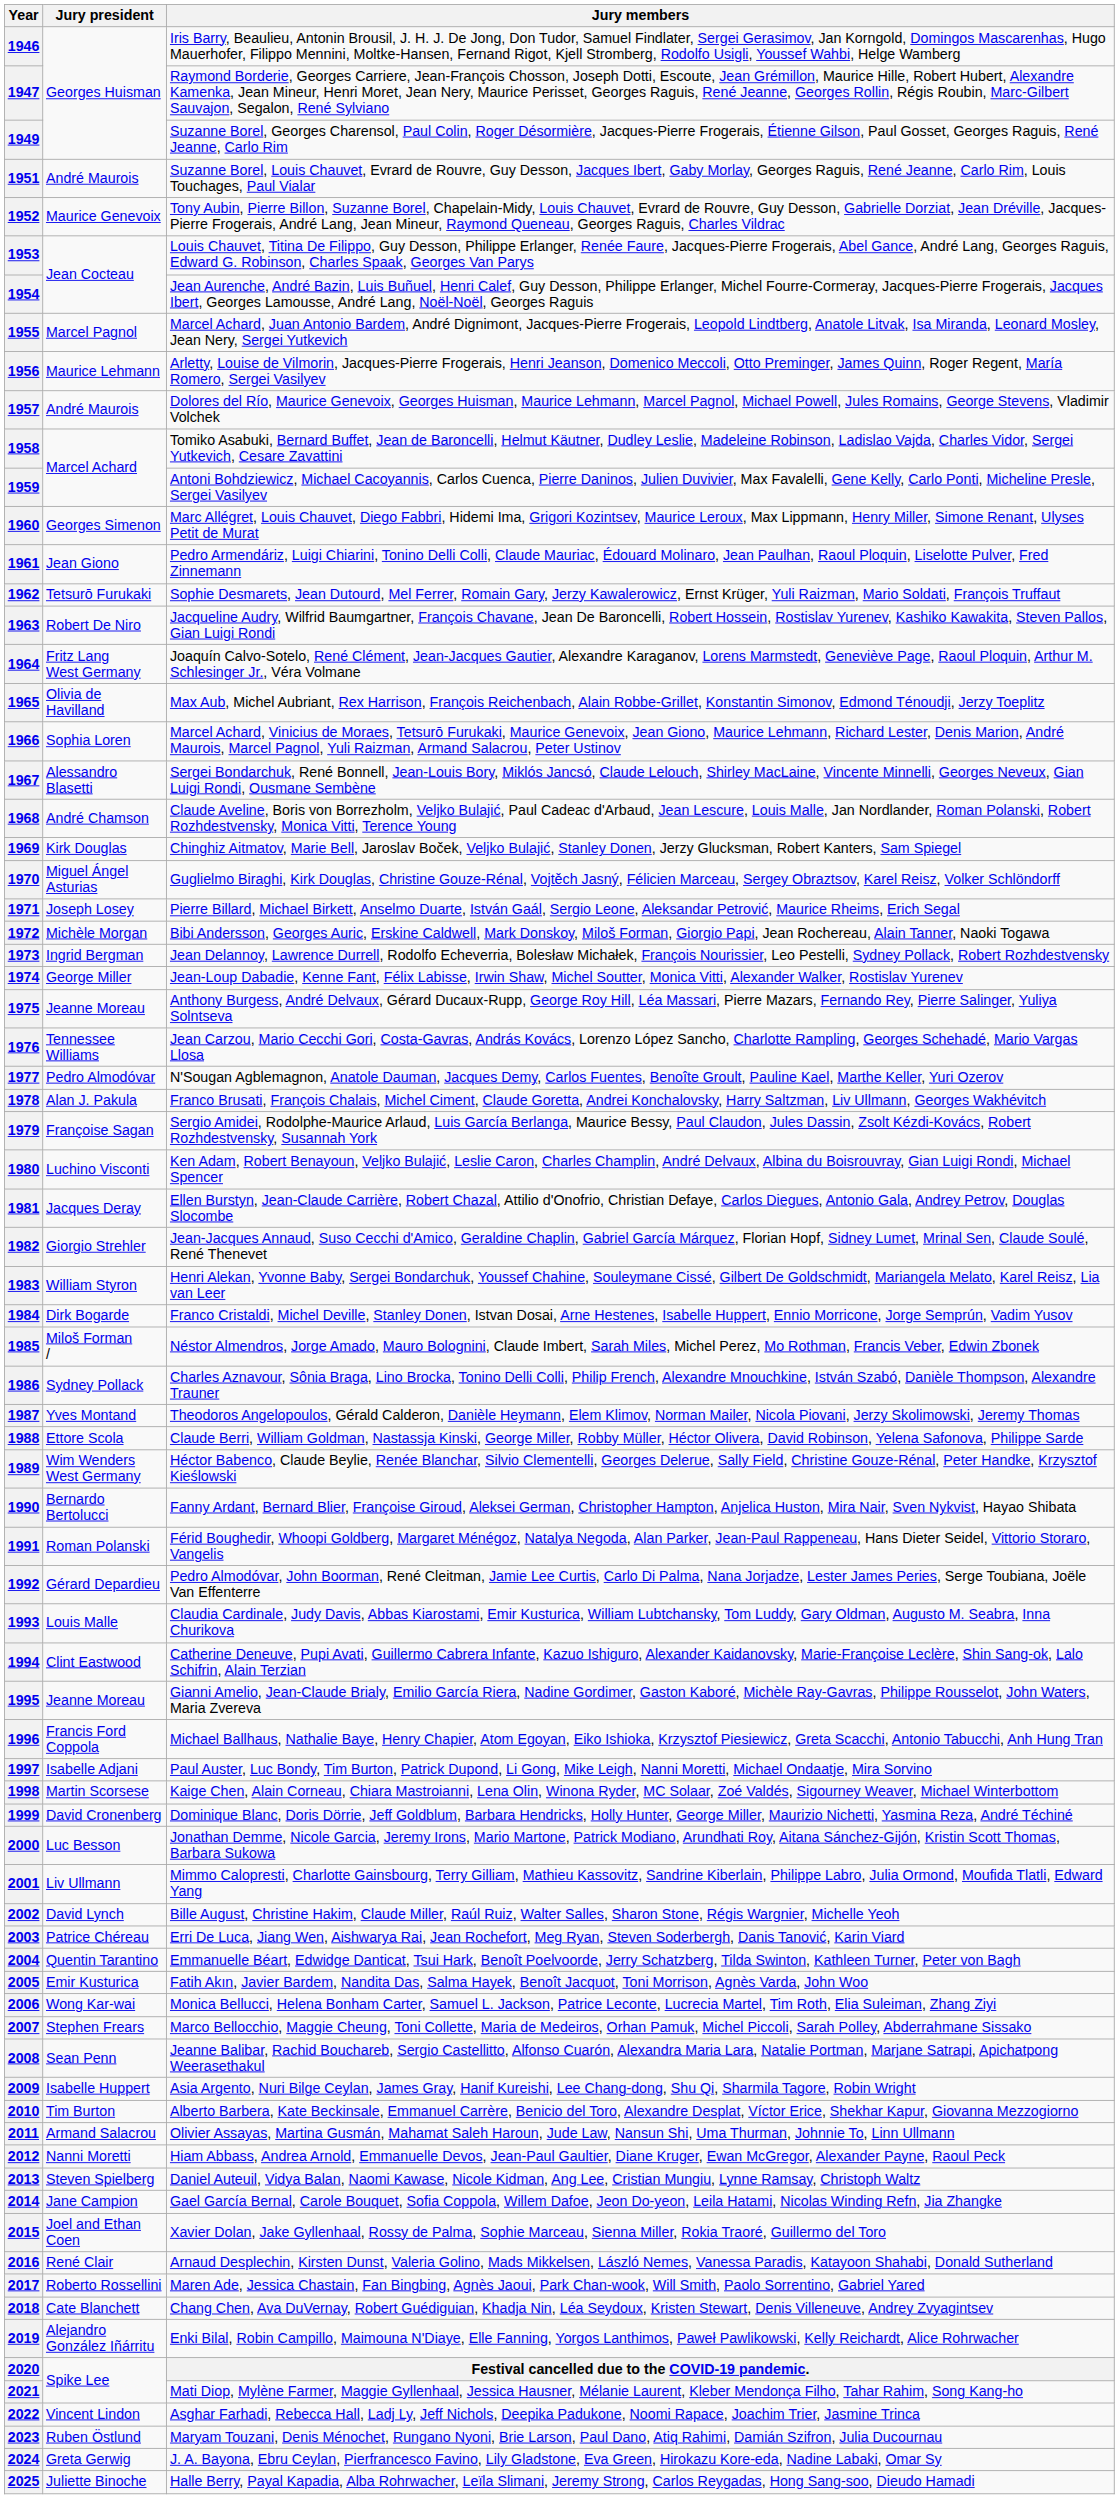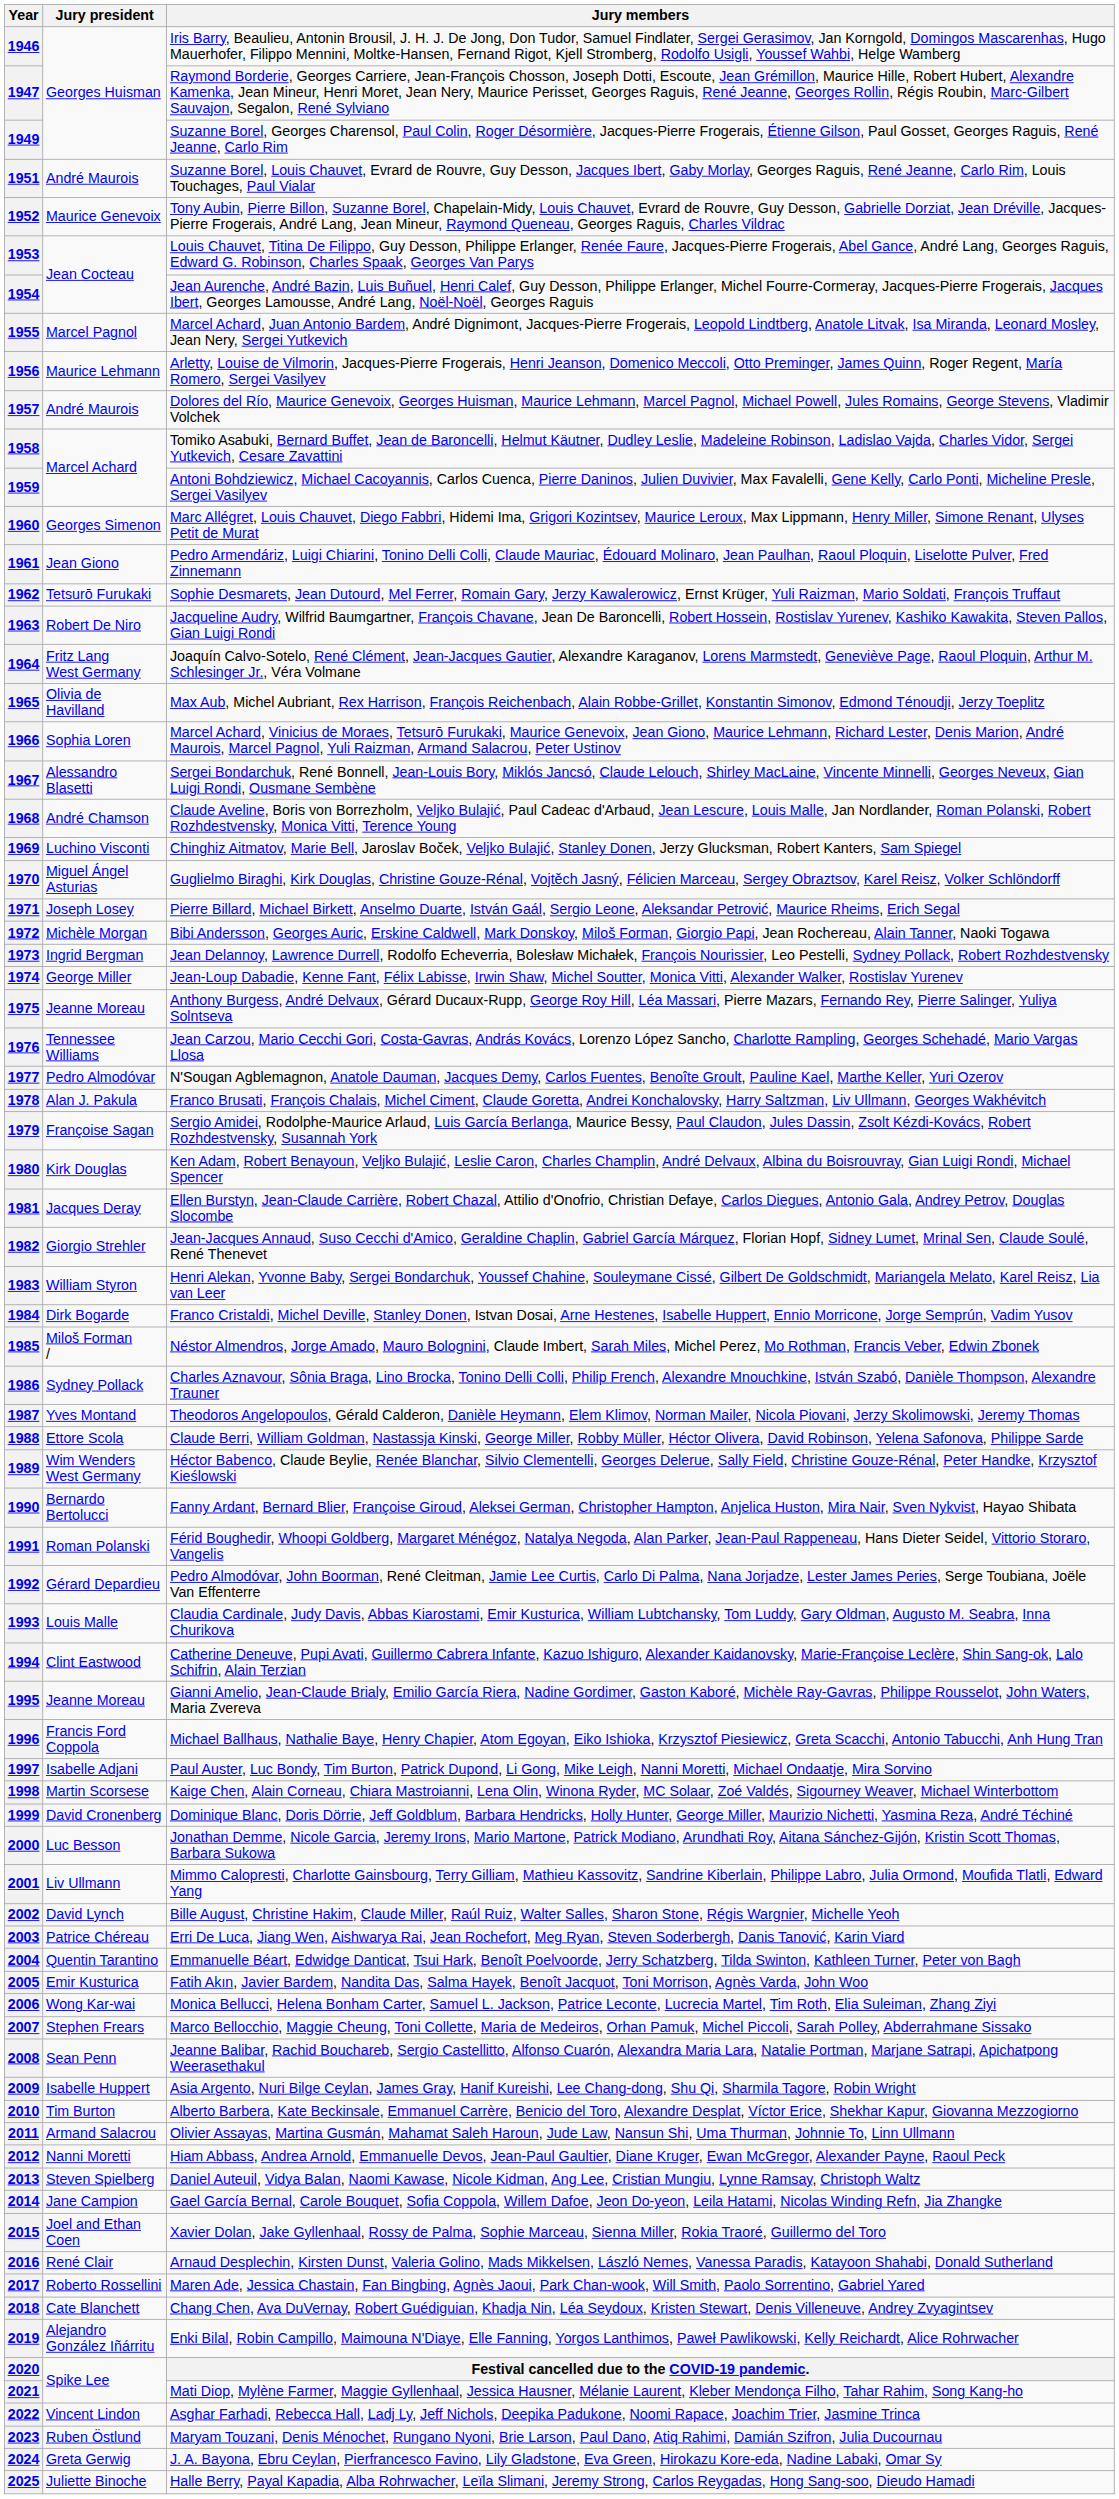(86, 849) Kirk Douglas -> (98, 849) Luchino Visconti
(98, 1169) Luchino Visconti -> (86, 1169) Kirk Douglas
